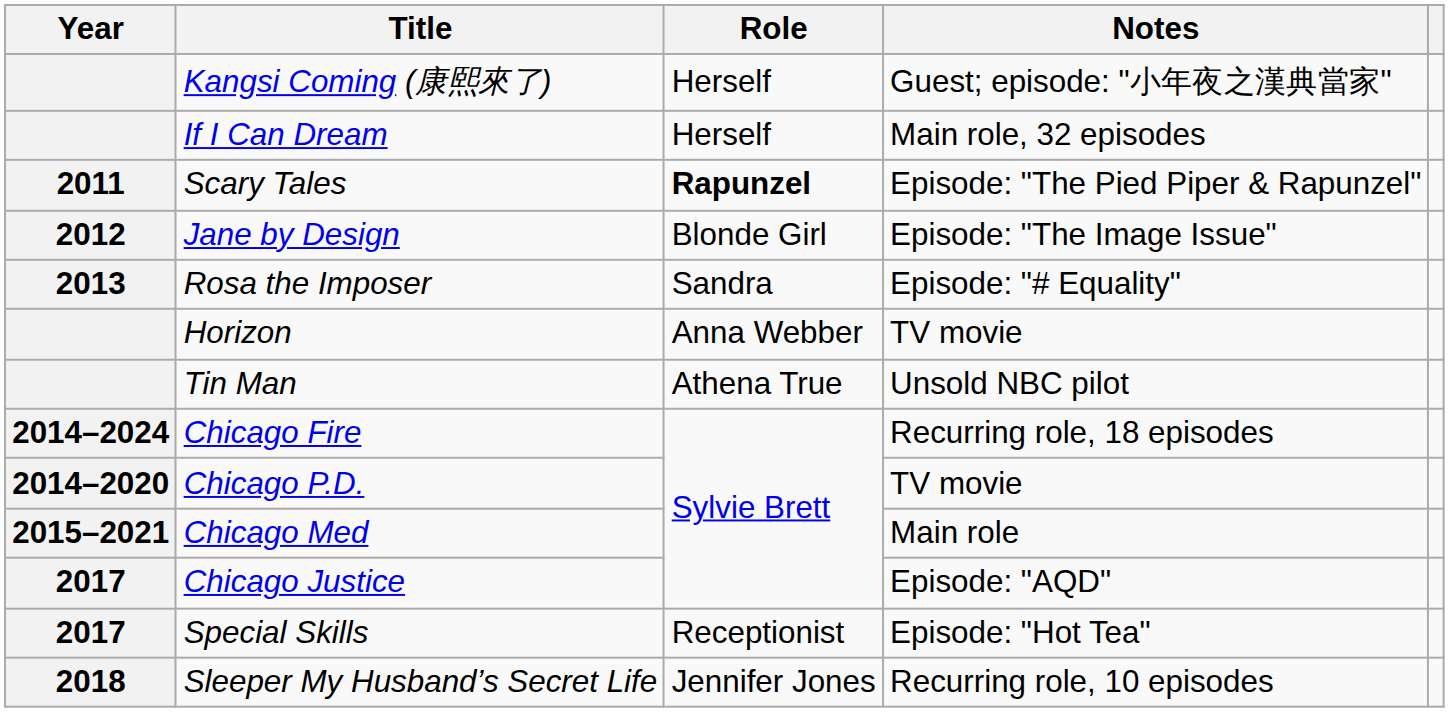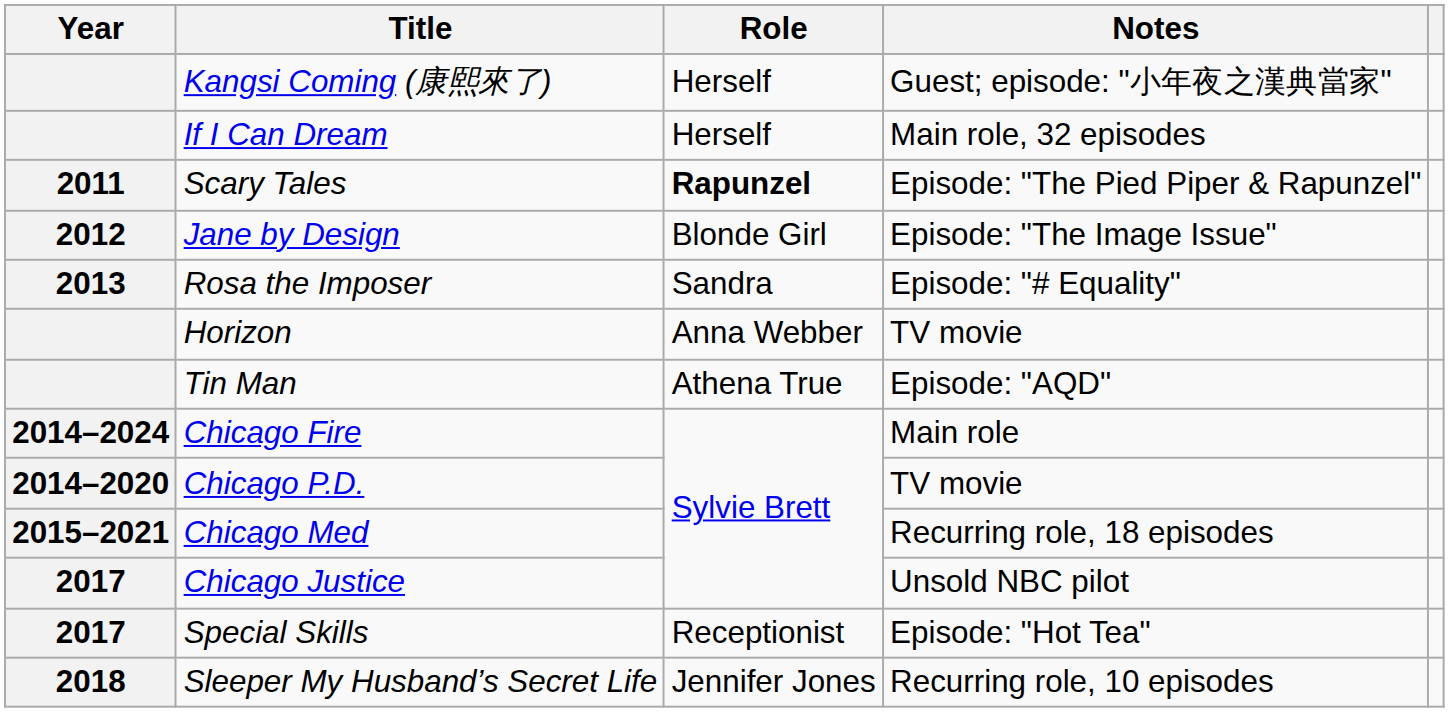(1009, 383) Unsold NBC pilot -> (1001, 383) Episode: "AQD"
(1082, 433) Recurring role, 18 episodes -> (955, 433) Main role
(955, 532) Main role -> (1082, 532) Recurring role, 18 episodes
(1001, 582) Episode: "AQD" -> (1009, 582) Unsold NBC pilot
